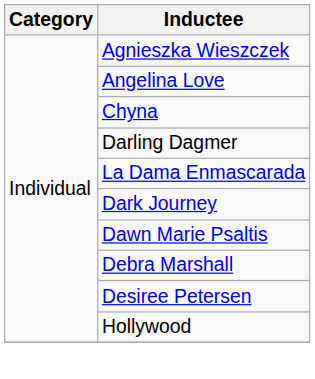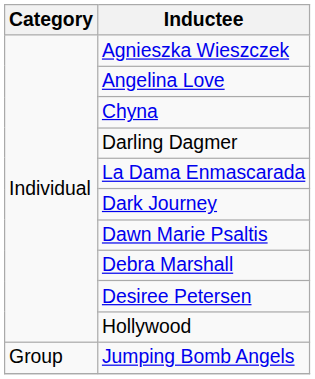+ row: (198, 357)
